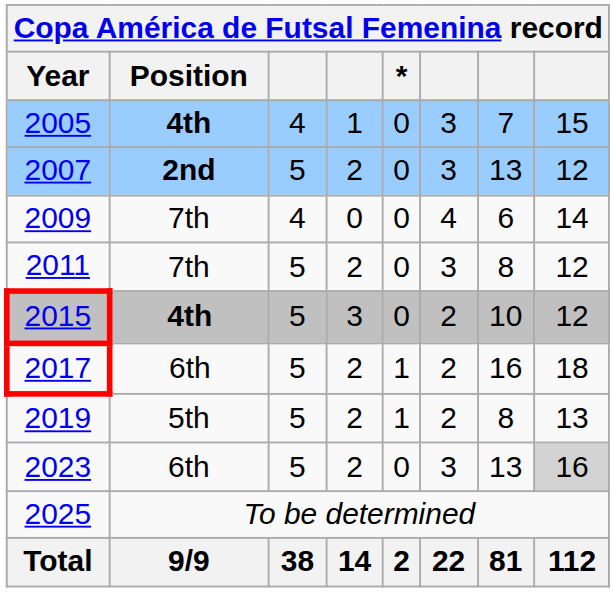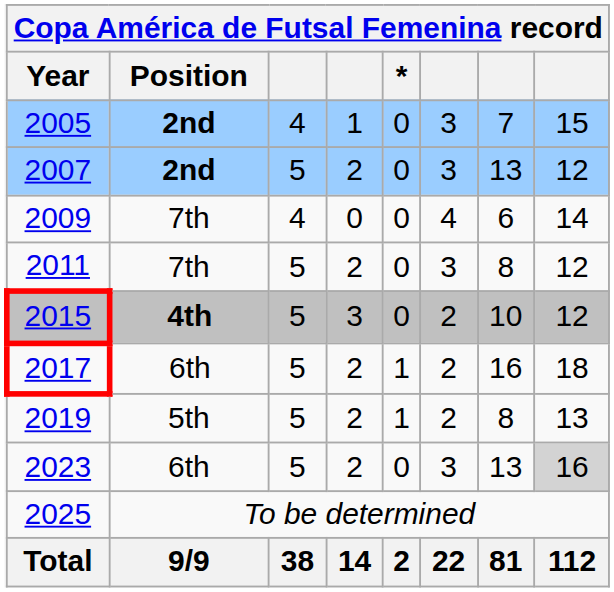(189, 123) 4th -> (189, 123) 2nd
